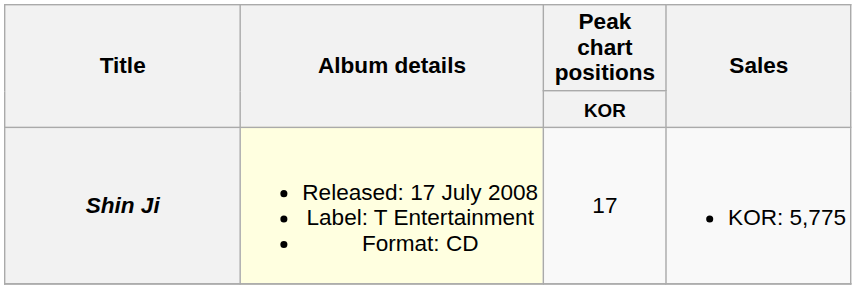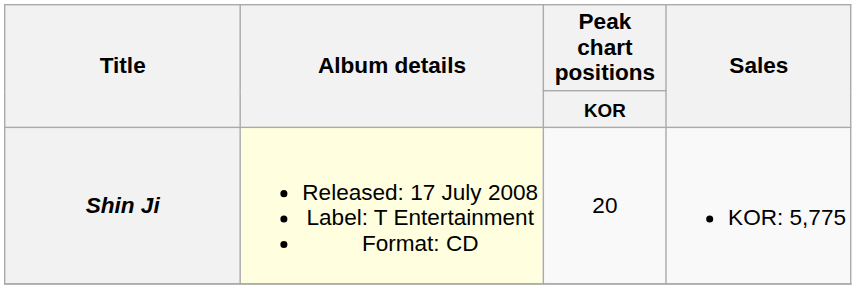(605, 205) 17 -> (605, 205) 20
